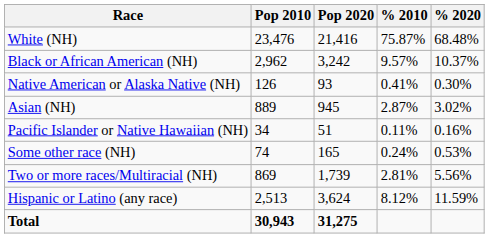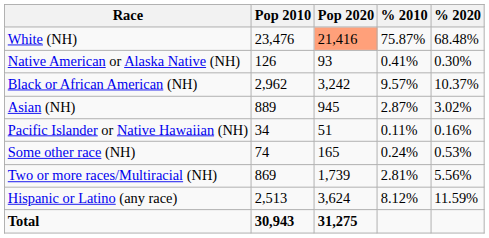(338, 38) no background -> (338, 38) lightsalmon background
rows swapped: (103, 61) <-> (124, 84)
